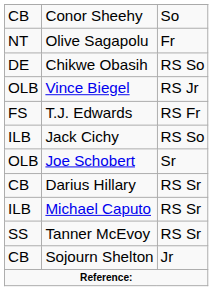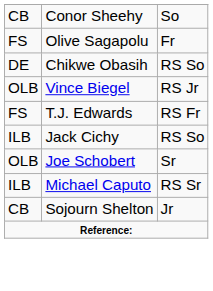(18, 40) NT -> (18, 40) FS
- row: (91, 185)
- row: (98, 233)
